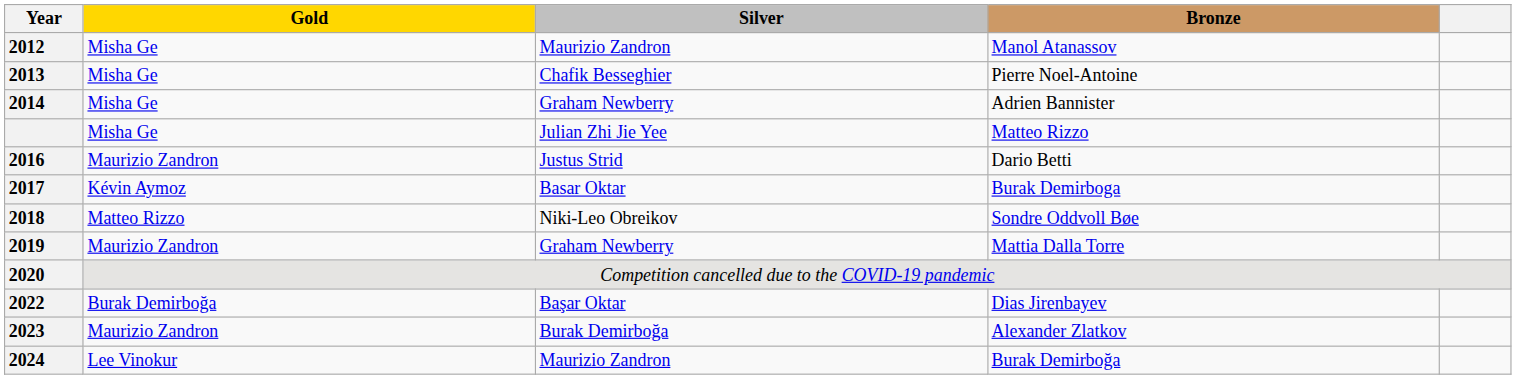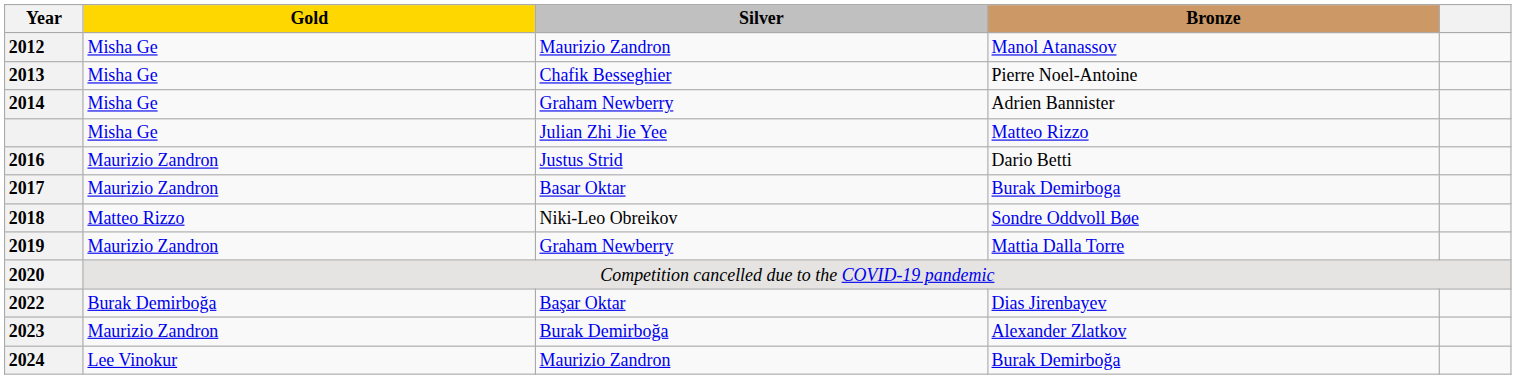(137, 189) Kévin Aymoz -> (153, 189) Maurizio Zandron
